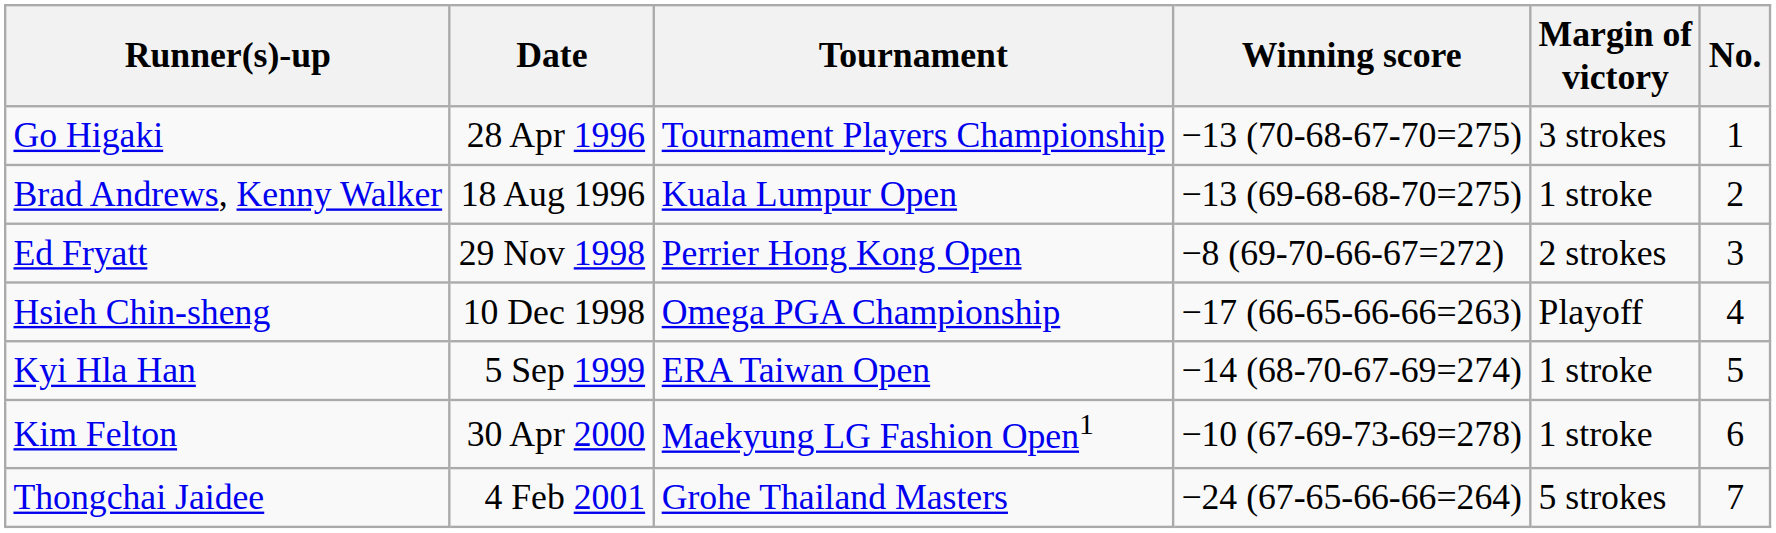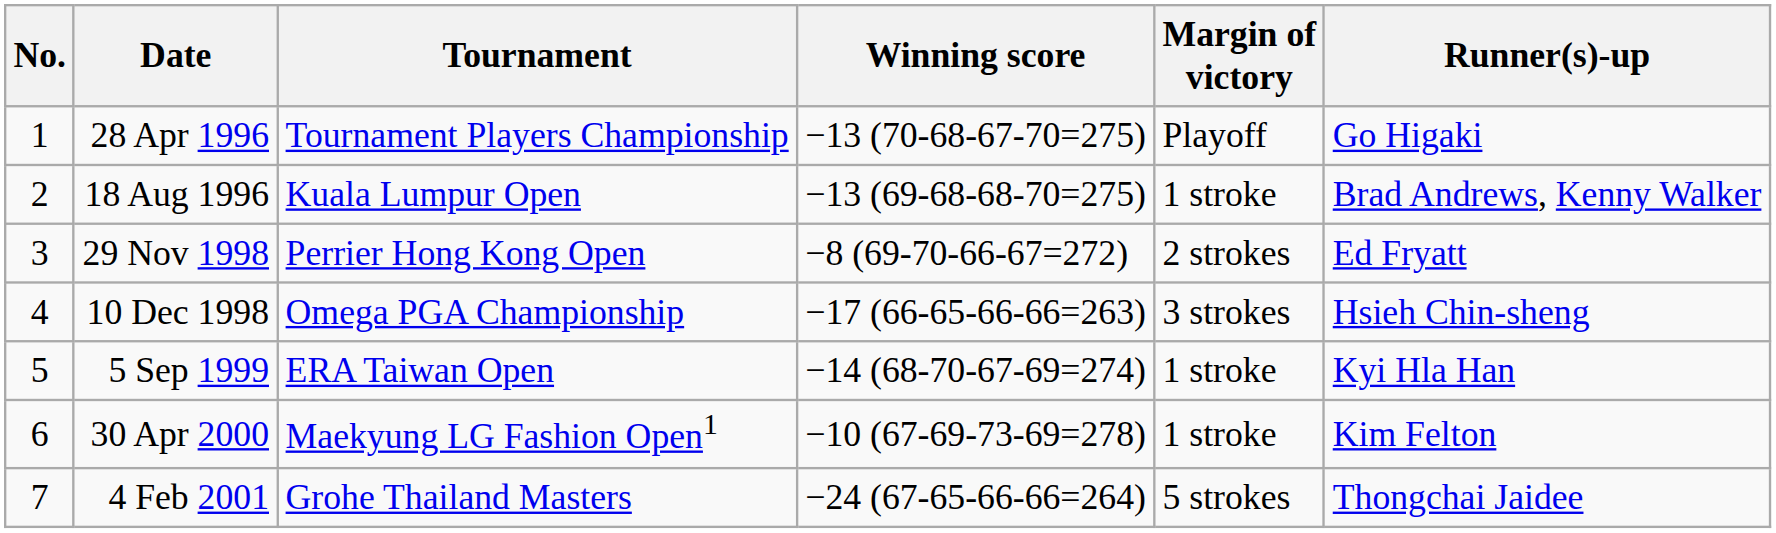columns swapped: (1735, 55) <-> (228, 55)
(1603, 135) 3 strokes -> (1215, 135) Playoff
(1591, 312) Playoff -> (1226, 312) 3 strokes
